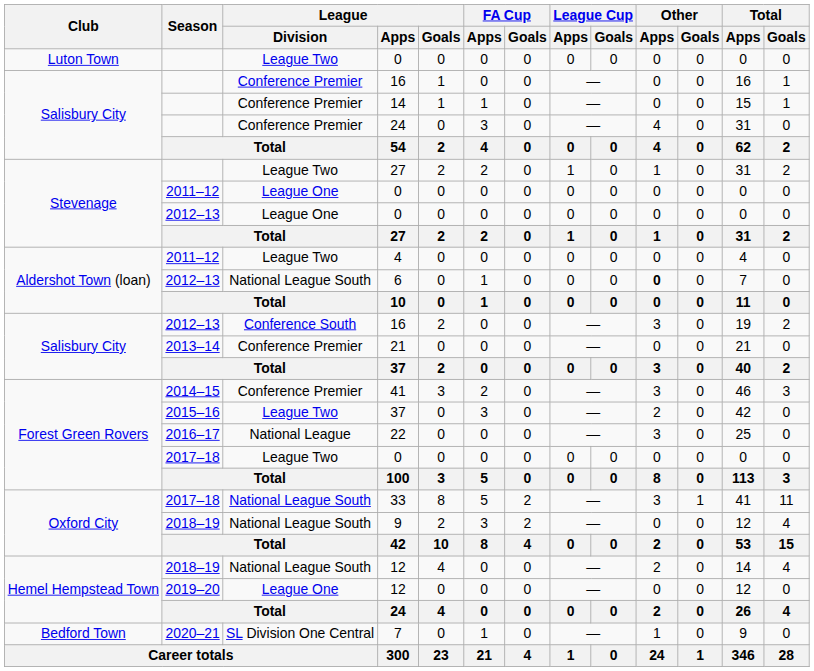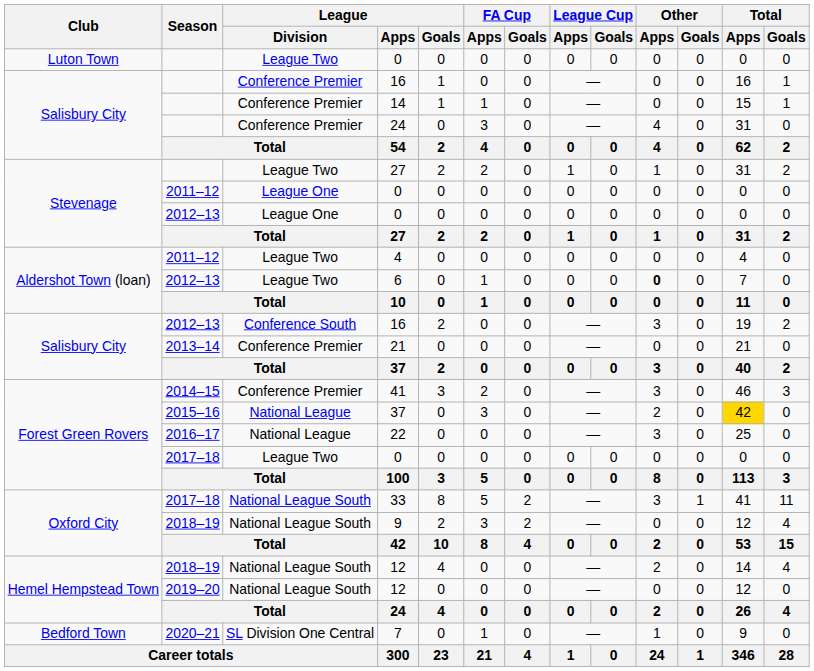(300, 280) National League South -> (300, 280) League Two
(300, 412) League Two -> (300, 412) National League
(743, 412) no background -> (743, 412) gold background
(300, 589) League One -> (300, 589) National League South
